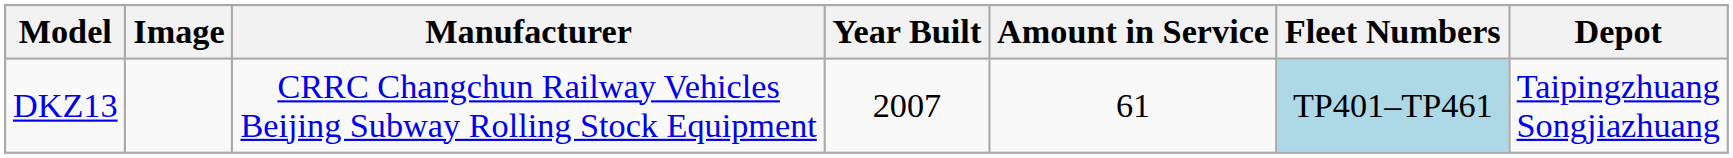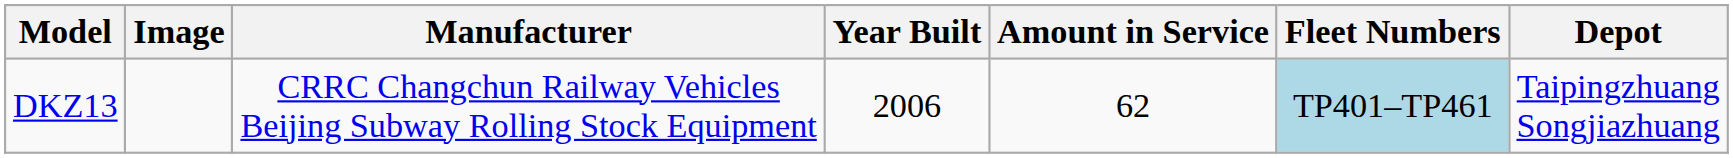(907, 105) 2007 -> (907, 105) 2006
(1133, 105) 61 -> (1133, 105) 62
